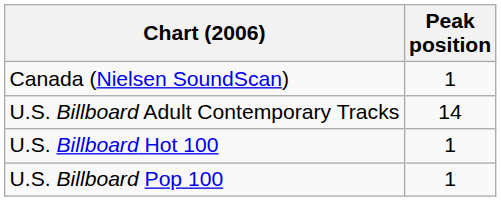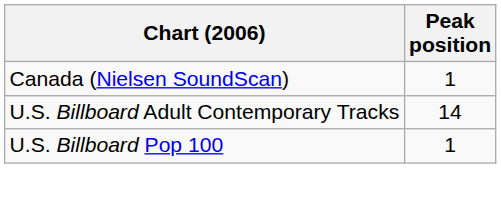- row: (114, 145)
